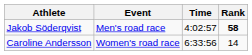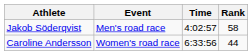(233, 28) bold -> (233, 28) normal
(233, 43) 14 -> (233, 43) 44
